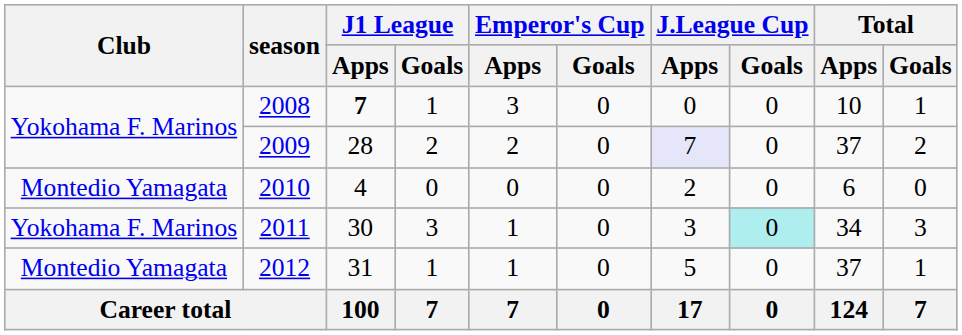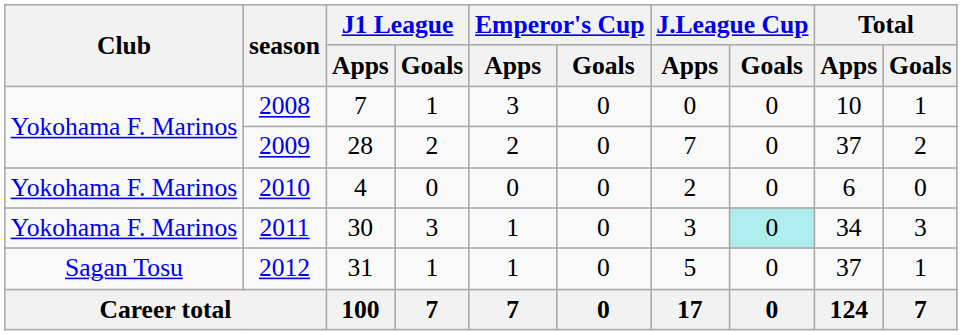(360, 106) bold -> (360, 106) normal
(690, 146) lavender background -> (690, 146) no background
(124, 187) Montedio Yamagata -> (124, 187) Yokohama F. Marinos
(124, 268) Montedio Yamagata -> (124, 268) Sagan Tosu
